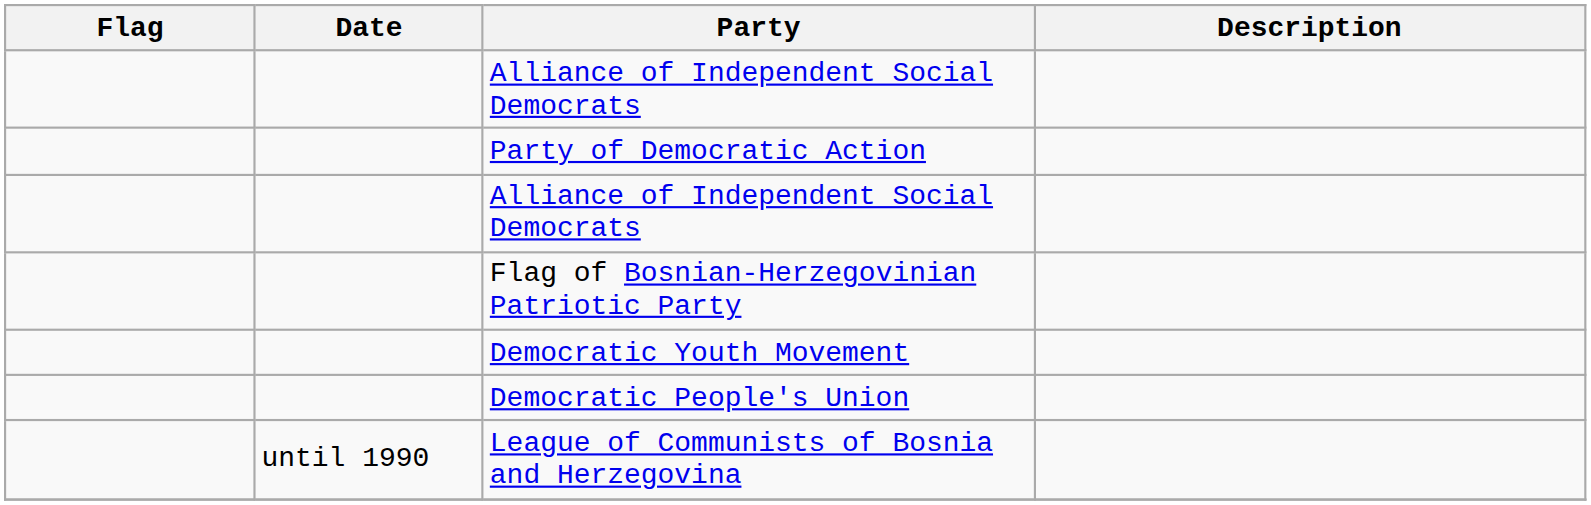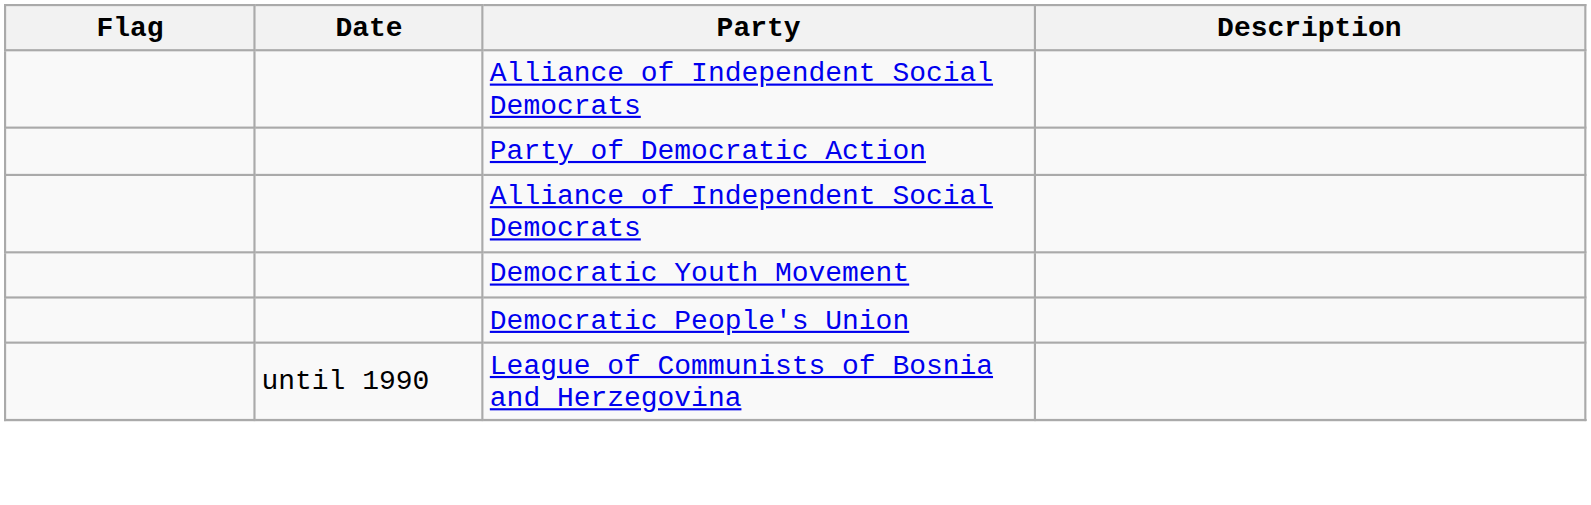- row: (369, 291)
